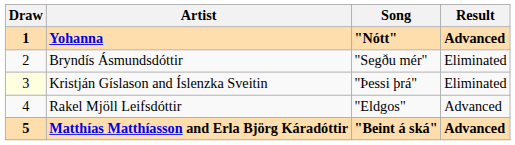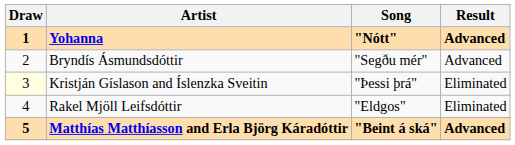(475, 60) Eliminated -> (473, 60) Advanced
(473, 106) Advanced -> (475, 106) Eliminated
